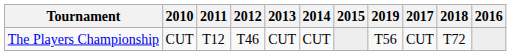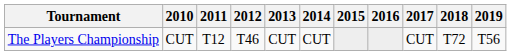columns swapped: (489, 16) <-> (385, 16)
